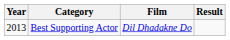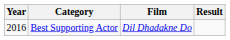(16, 27) 2013 -> (16, 27) 2016
